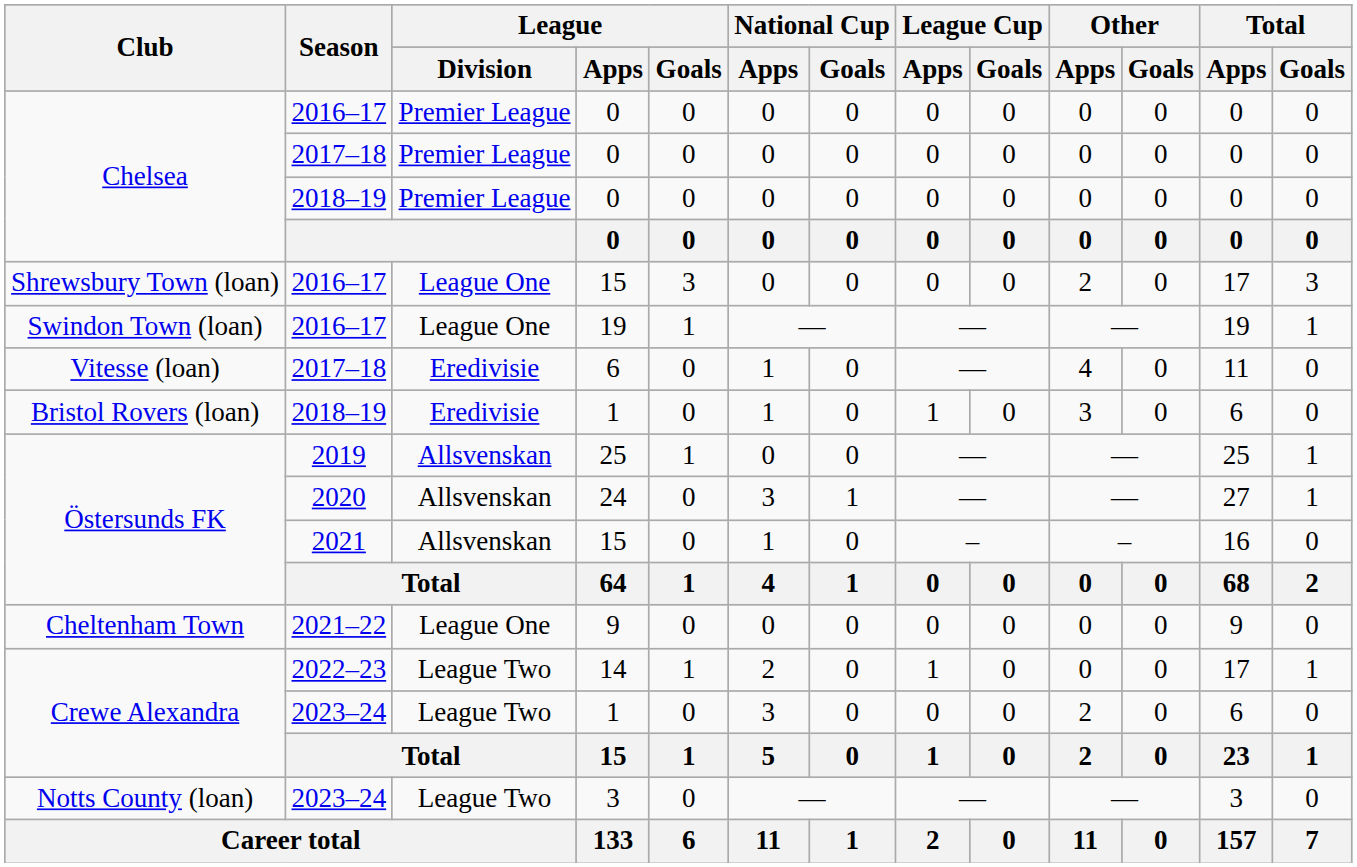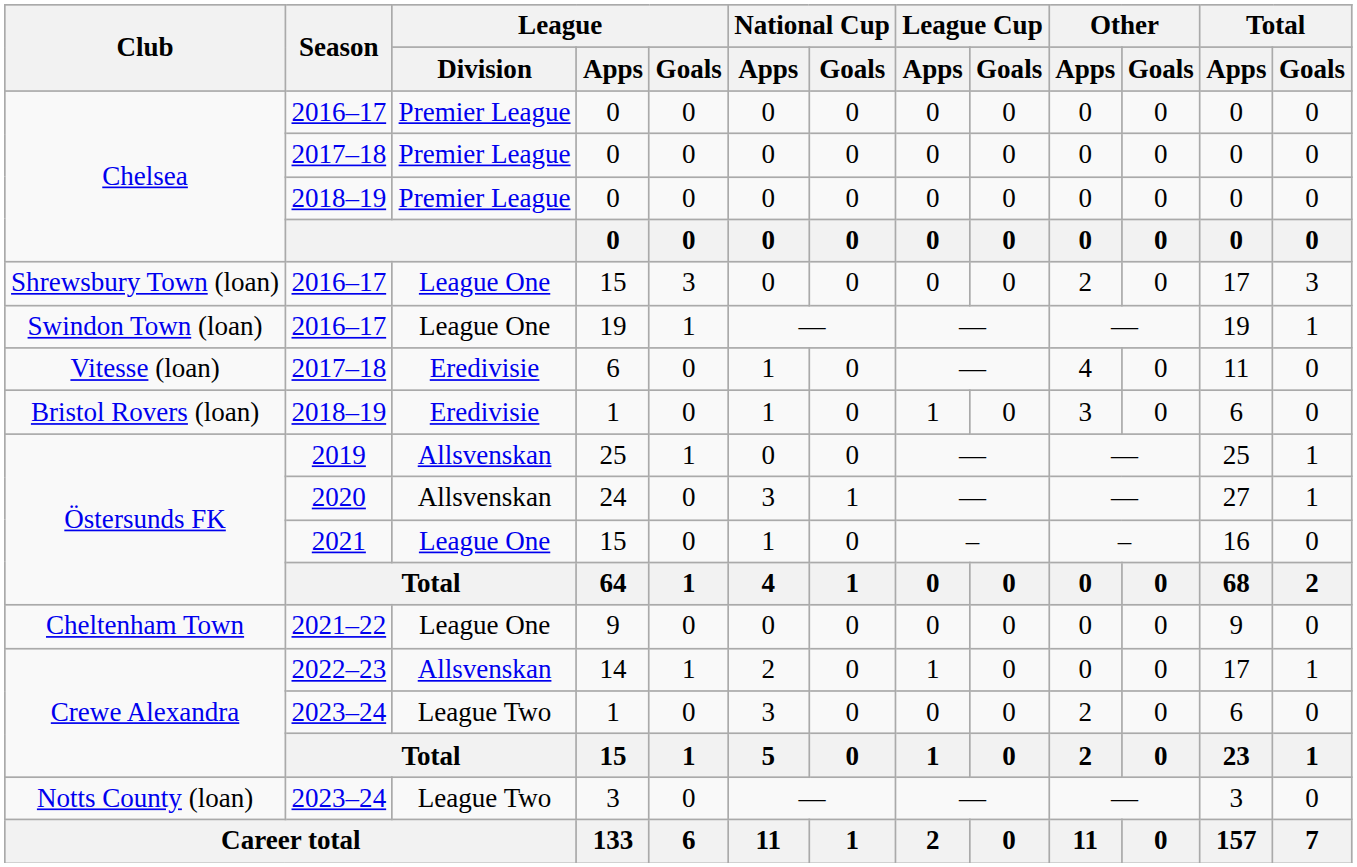(485, 540) Allsvenskan -> (485, 540) League One
(485, 669) League Two -> (485, 669) Allsvenskan
